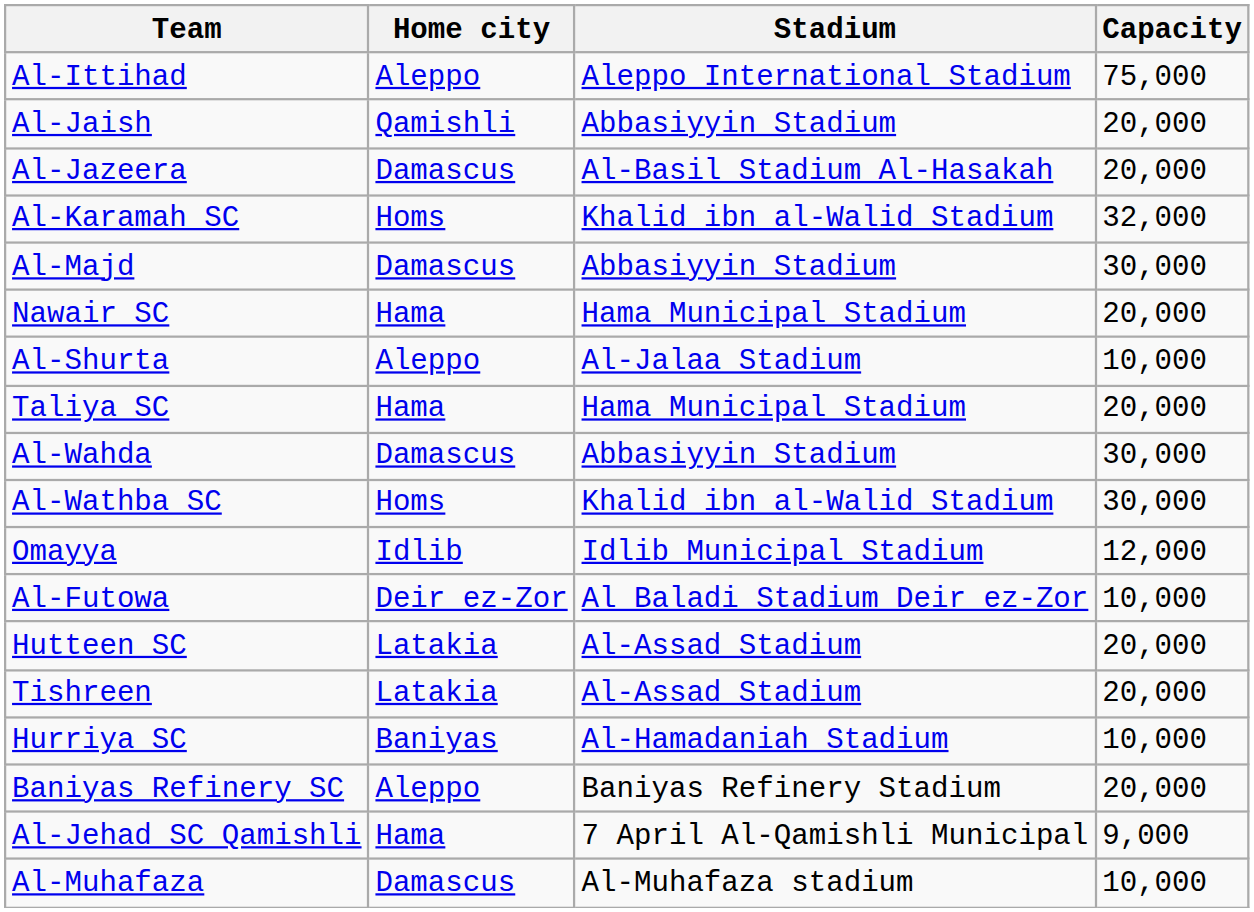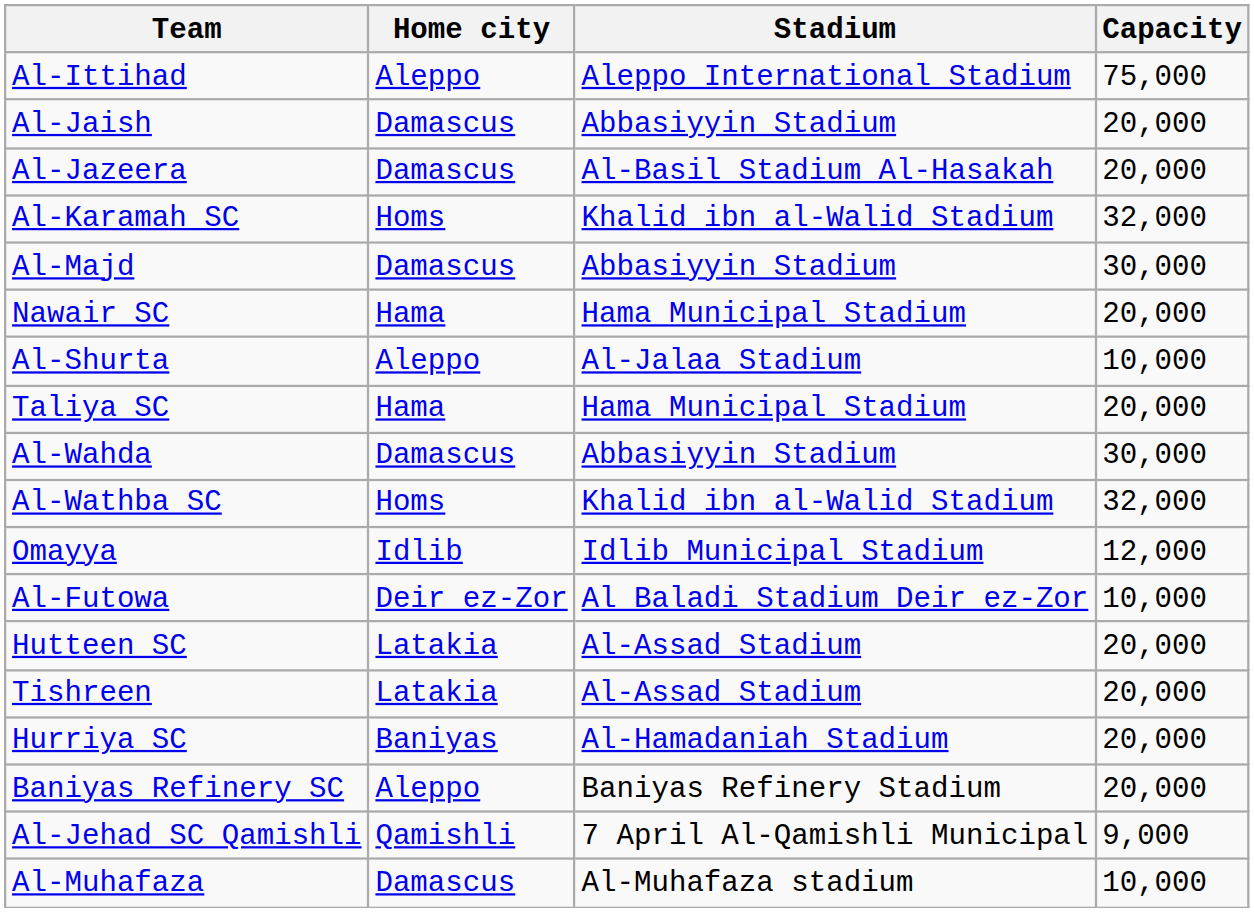(445, 124) Qamishli -> (445, 124) Damascus
(1155, 503) 30,000 -> (1155, 503) 32,000
(1155, 741) 10,000 -> (1155, 741) 20,000
(410, 836) Hama -> (445, 836) Qamishli
